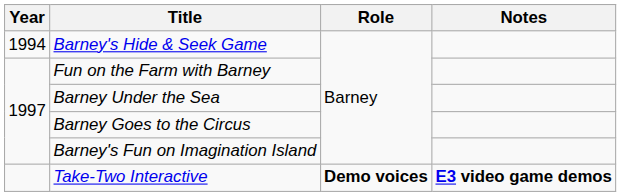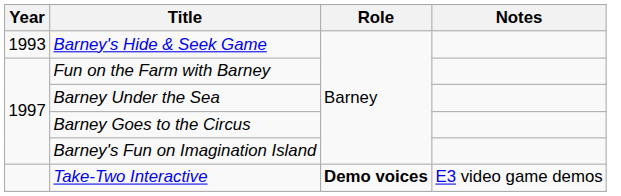(27, 44) 1994 -> (27, 44) 1993
(524, 177) bold -> (519, 177) normal
